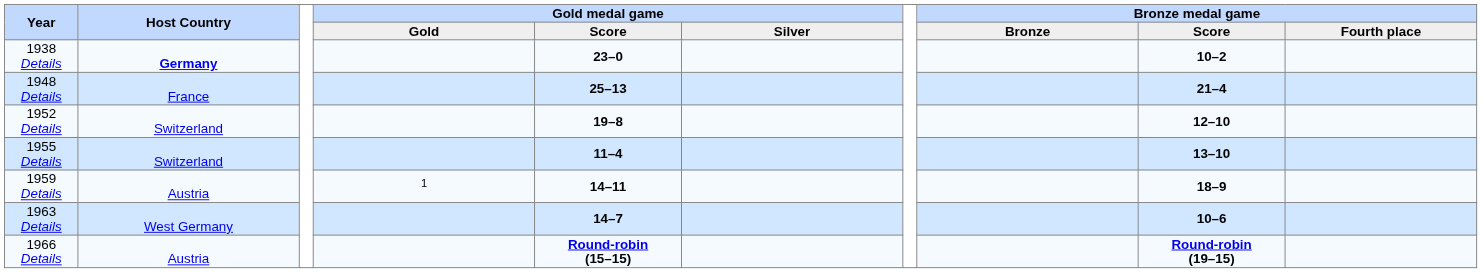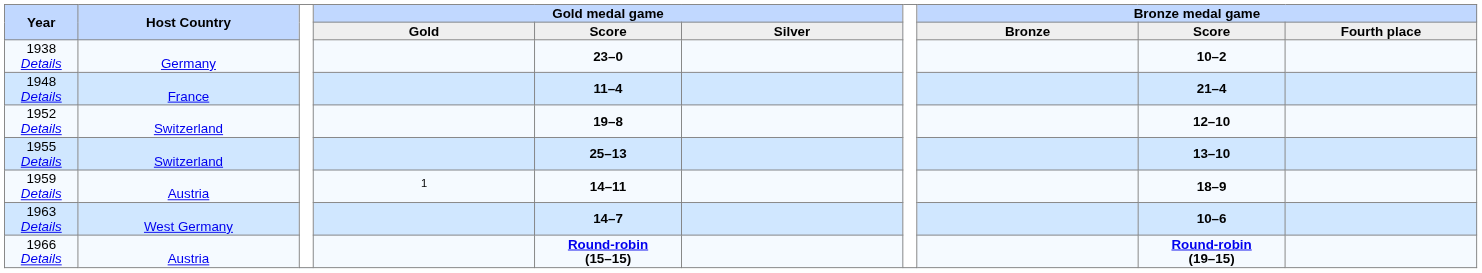(188, 64) bold -> (188, 64) normal
(608, 89) 25–13 -> (608, 89) 11–4
(608, 154) 11–4 -> (608, 154) 25–13
